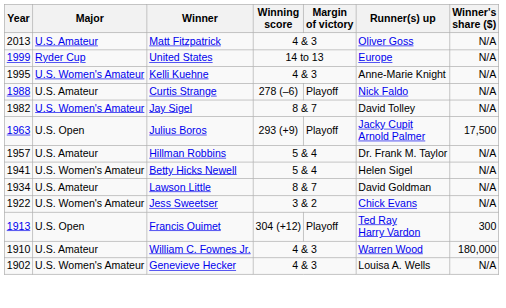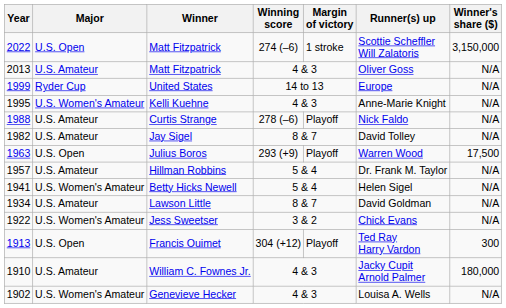+ row: (19, 47)
(90, 108) U.S. Women's Amateur -> (67, 137) U.S. Amateur
(392, 131) Jacky Cupit Arnold Palmer -> (391, 153) Warren Wood
(391, 249) Warren Wood -> (392, 272) Jacky Cupit Arnold Palmer
